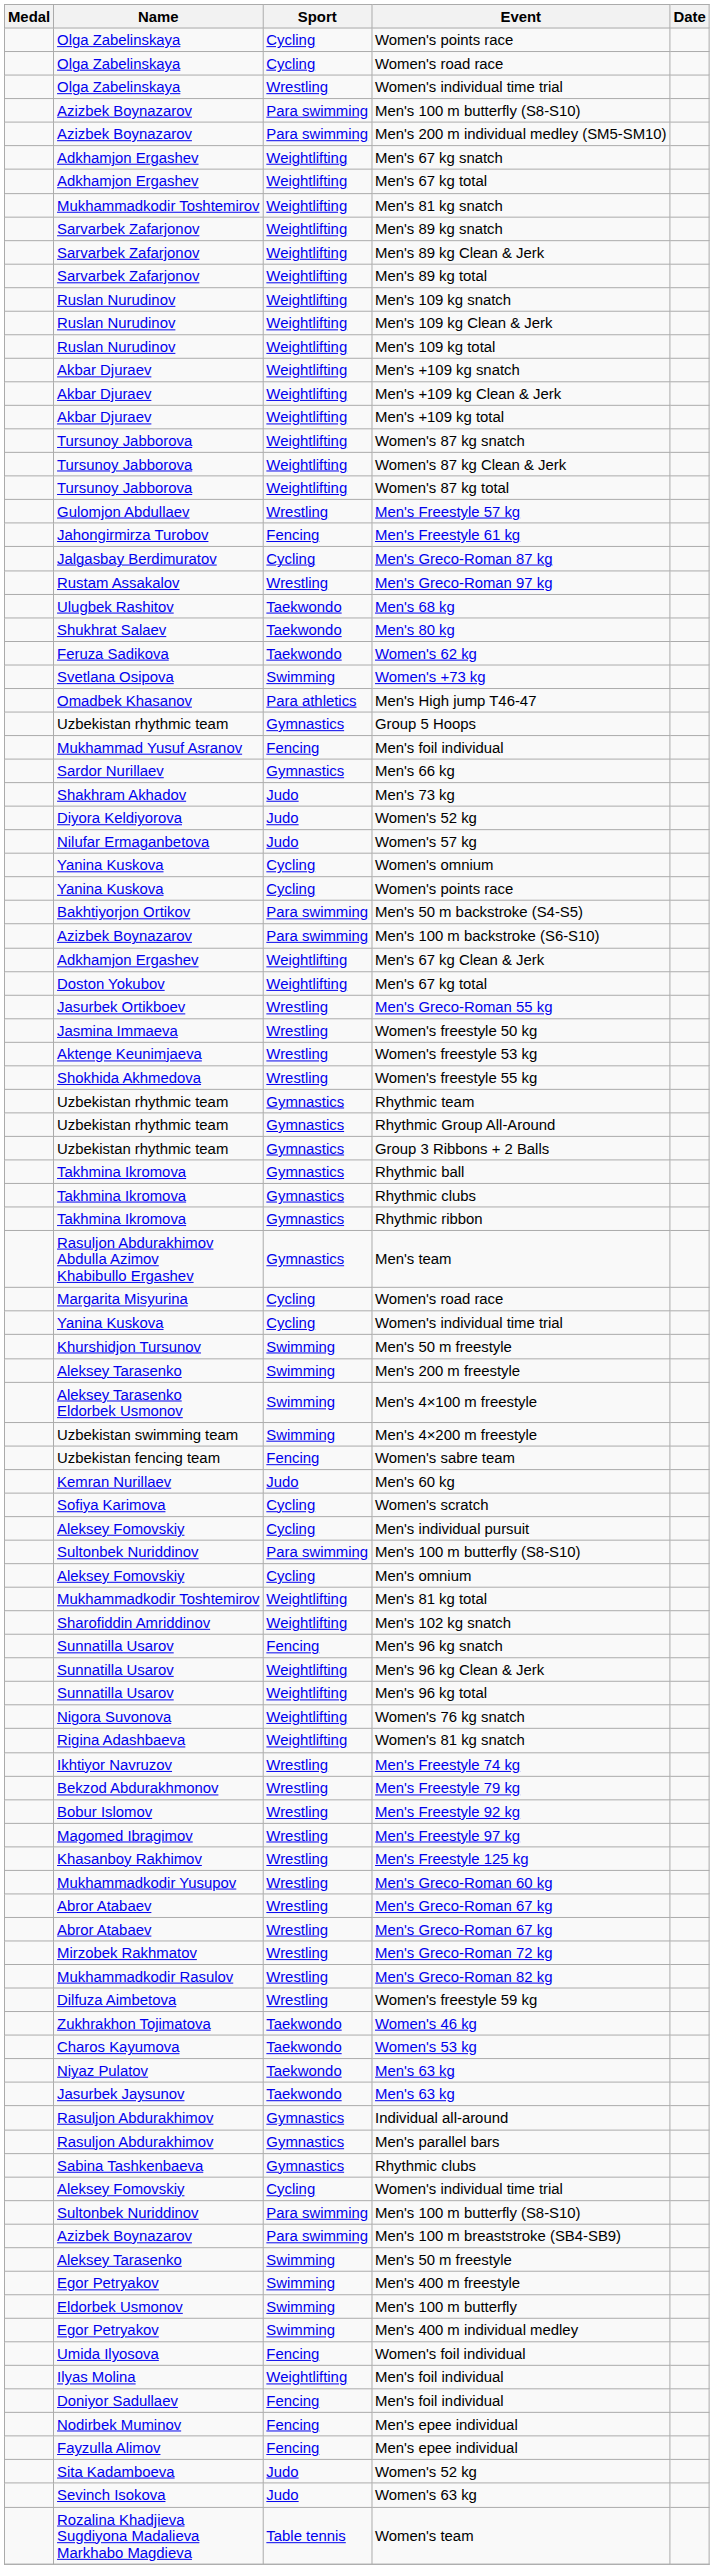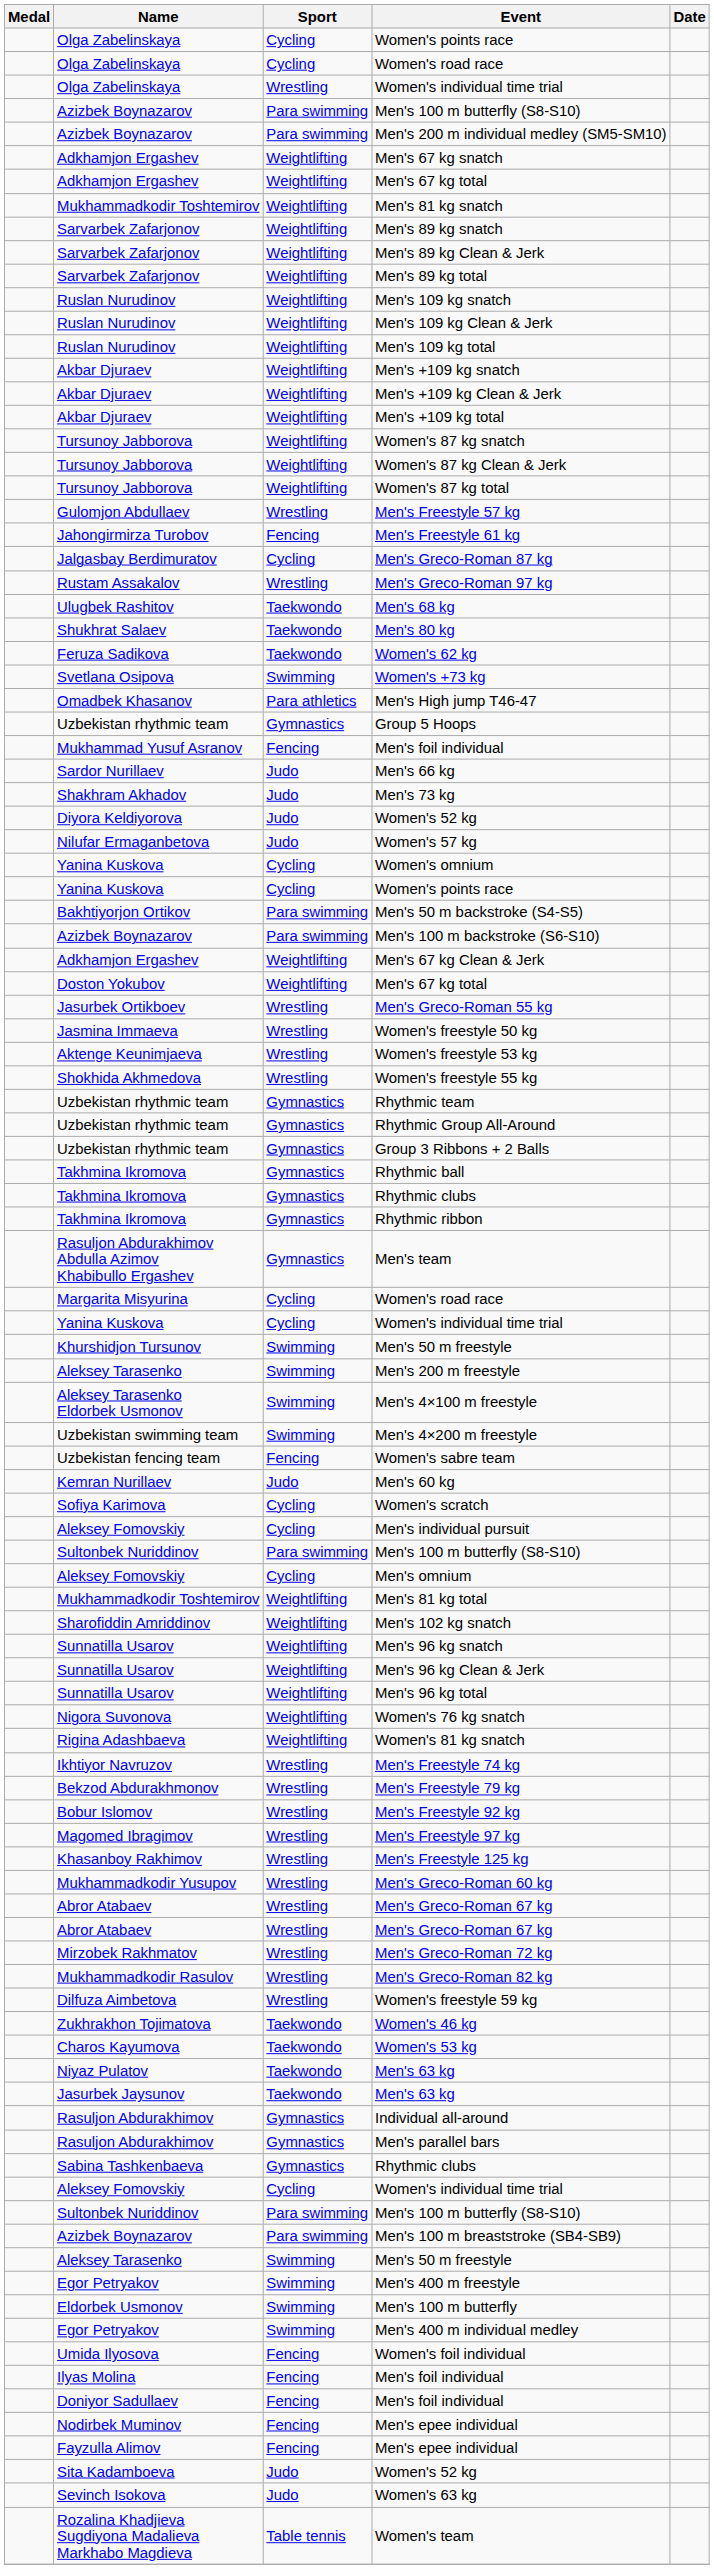(305, 771) Gymnastics -> (283, 771) Judo
(293, 1646) Fencing -> (307, 1646) Weightlifting
(307, 2377) Weightlifting -> (293, 2377) Fencing
